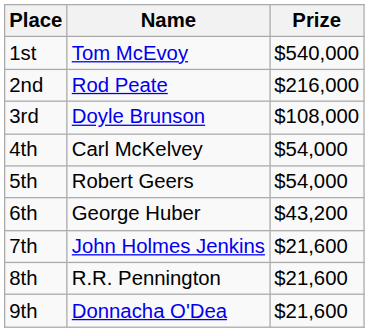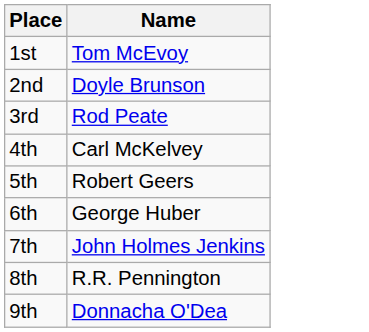- column: (317, 20)
(120, 85) Rod Peate -> (138, 85) Doyle Brunson
(138, 117) Doyle Brunson -> (120, 117) Rod Peate
